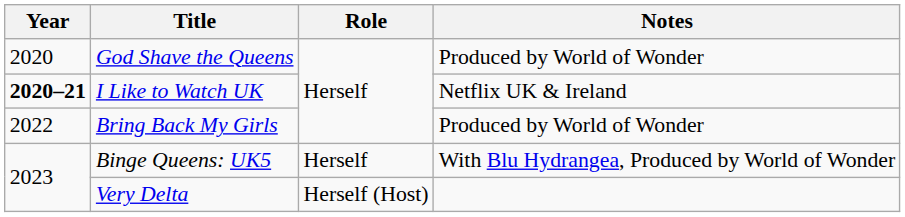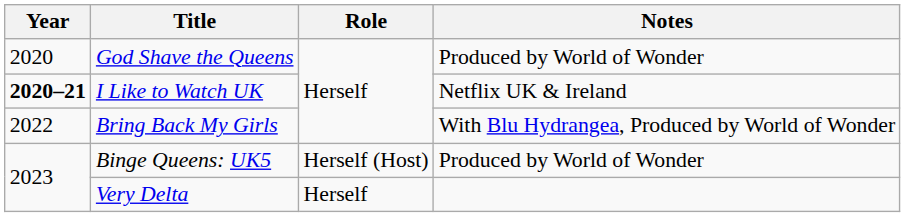(571, 125) Produced by World of Wonder -> (667, 125) With Blu Hydrangea, Produced by World of Wonder
(336, 159) Herself -> (366, 159) Herself (Host)
(667, 159) With Blu Hydrangea, Produced by World of Wonder -> (571, 159) Produced by World of Wonder
(366, 194) Herself (Host) -> (336, 194) Herself
